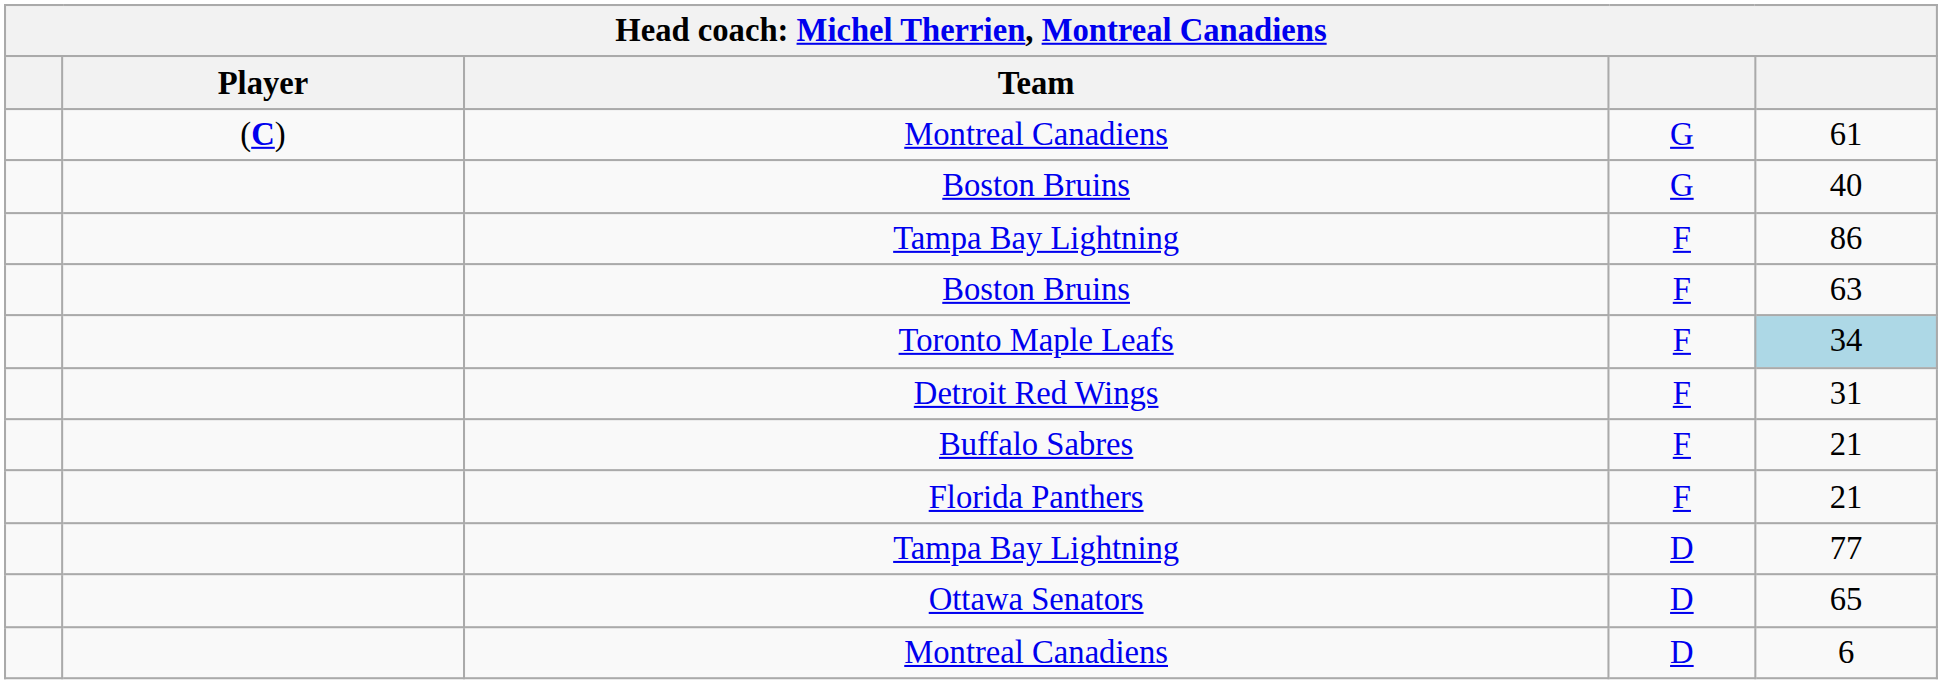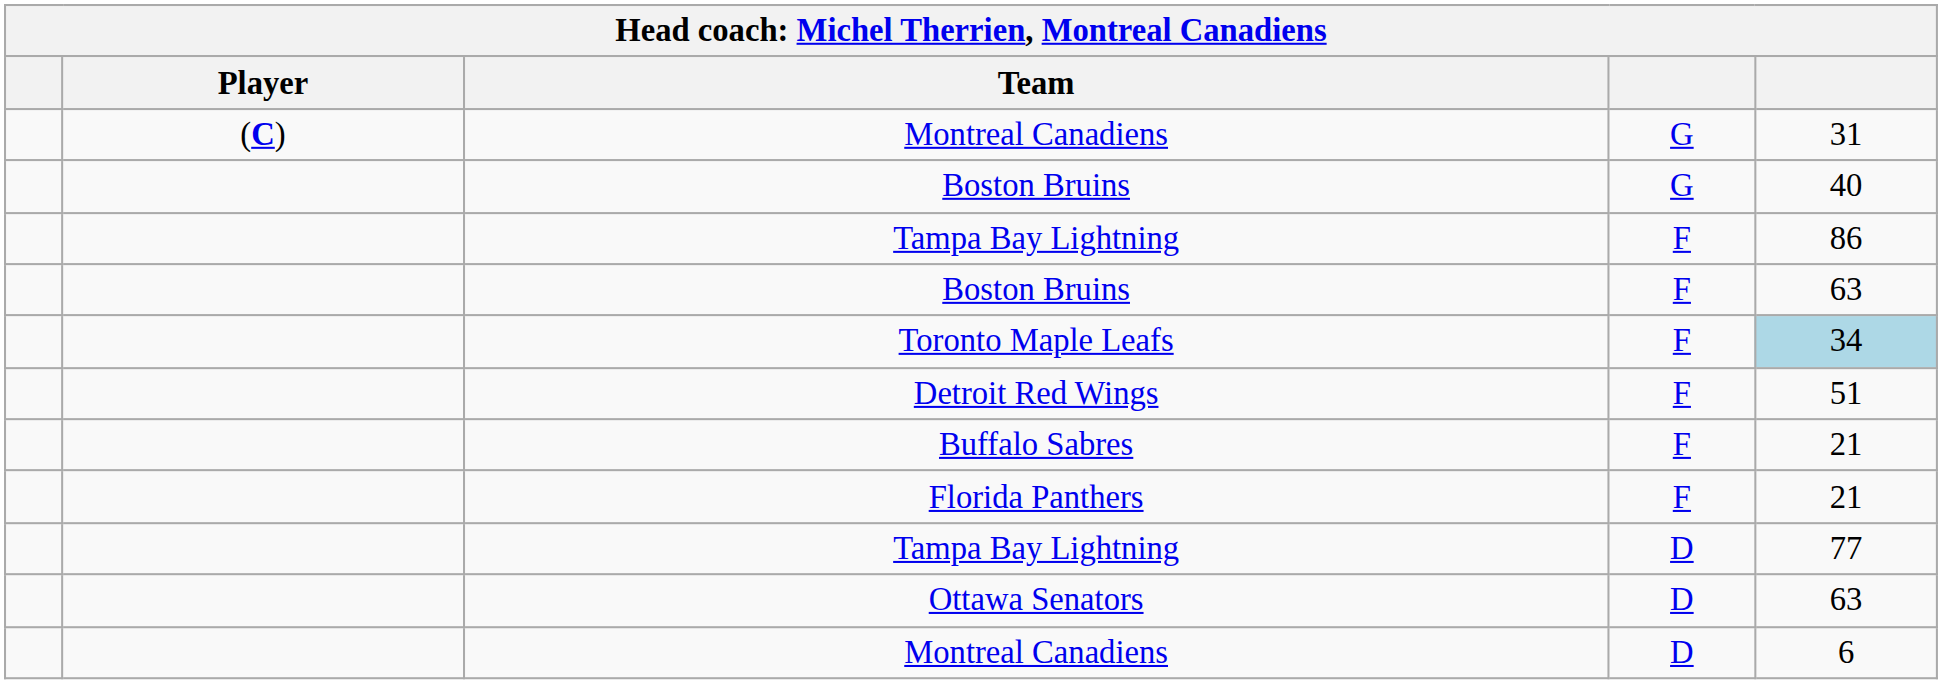(1846, 133) 61 -> (1846, 133) 31
(1846, 392) 31 -> (1846, 392) 51
(1846, 599) 65 -> (1846, 599) 63
